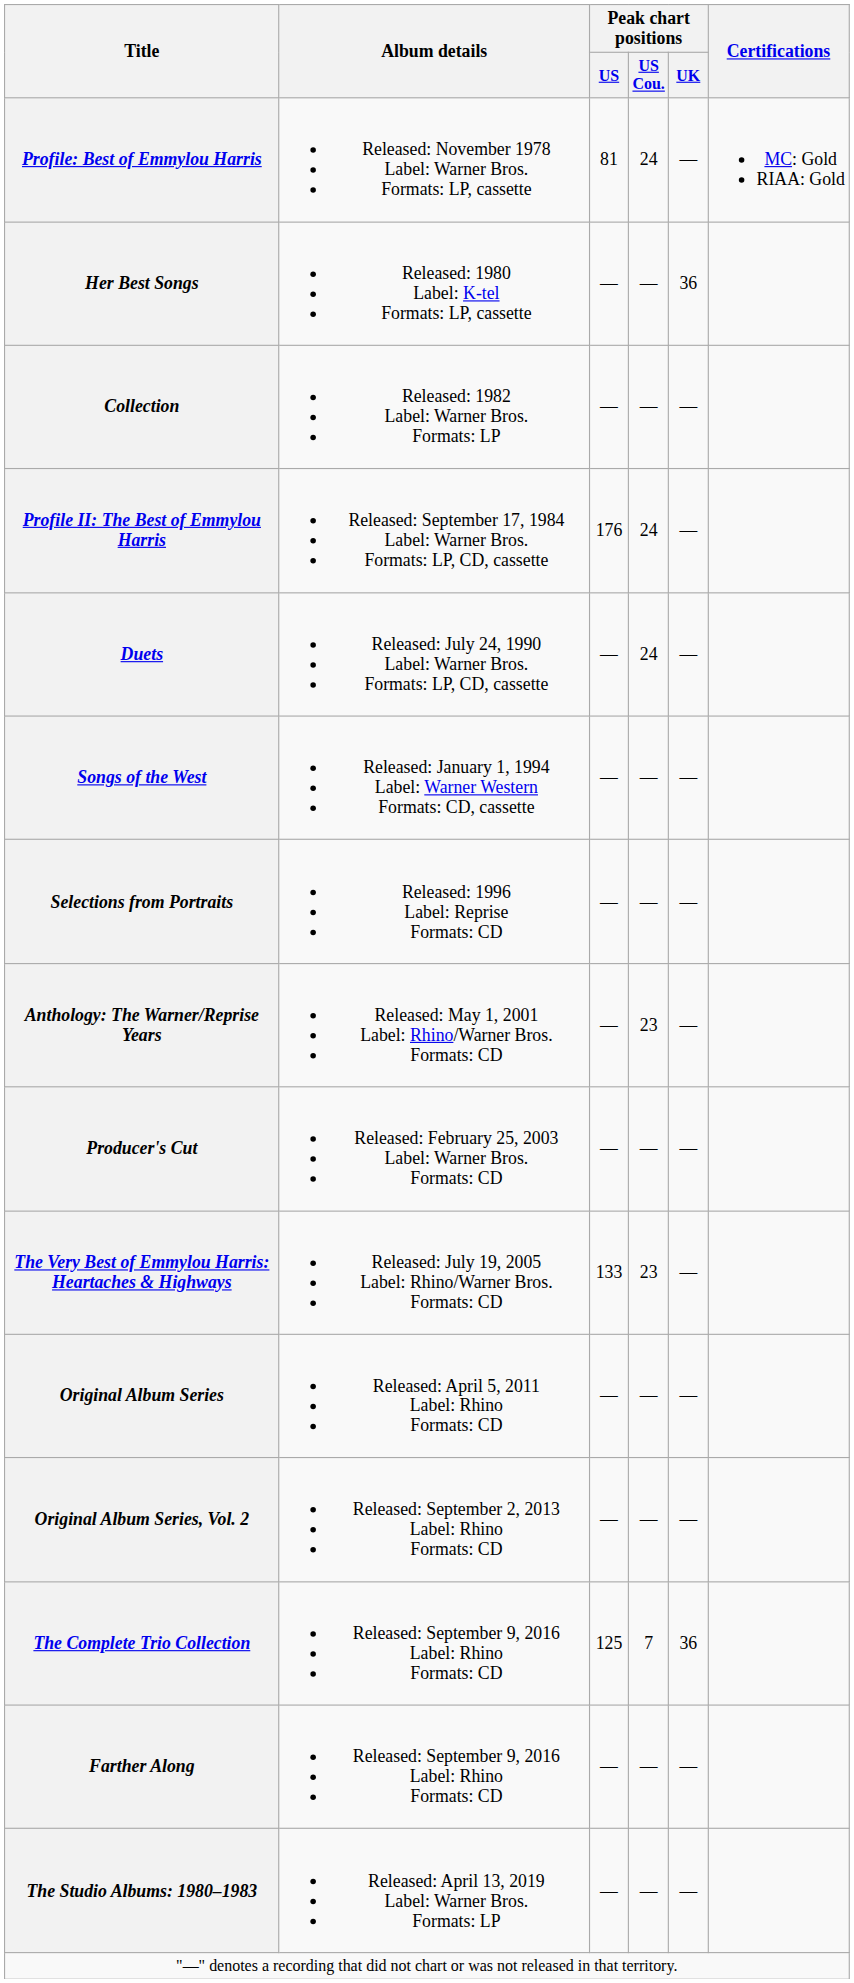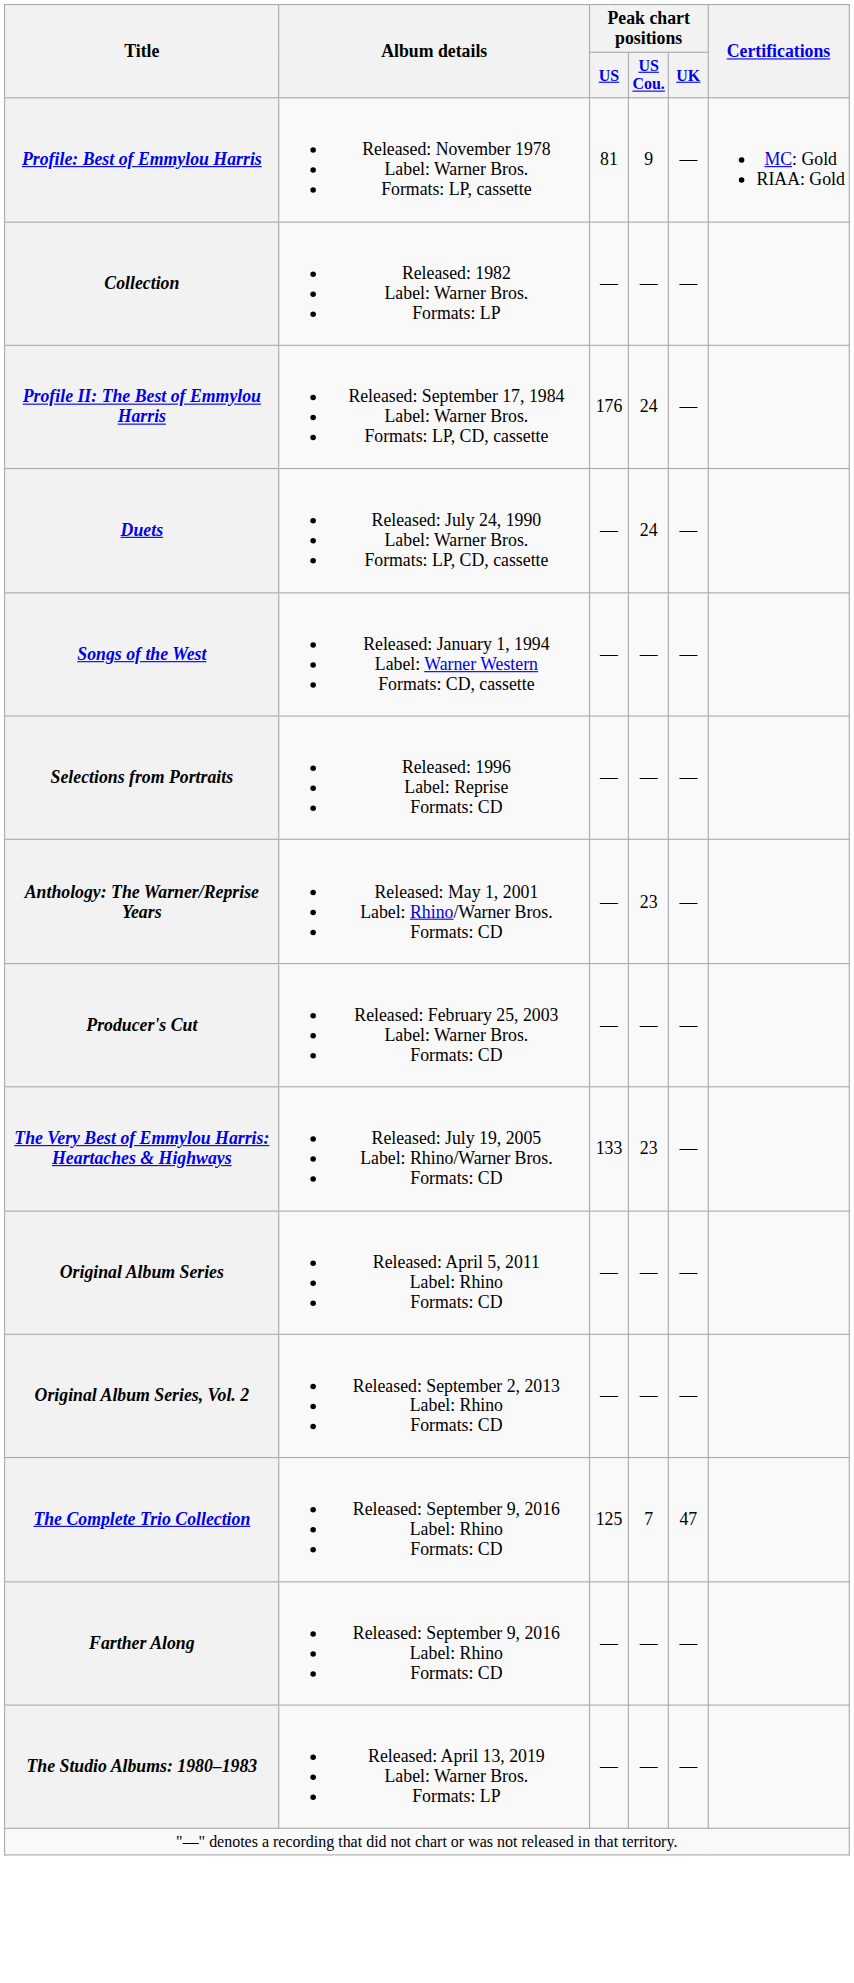(649, 159) 24 -> (649, 159) 9
- row: (142, 283)
(688, 1643) 36 -> (688, 1519) 47
